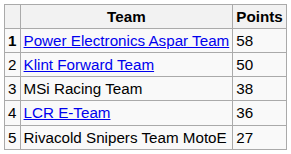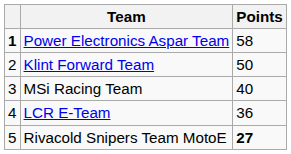(245, 89) 38 -> (245, 89) 40
(245, 137) normal -> (245, 137) bold
